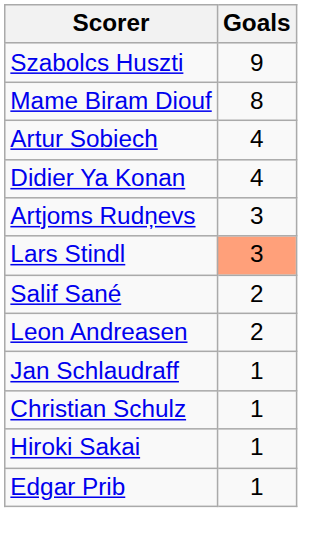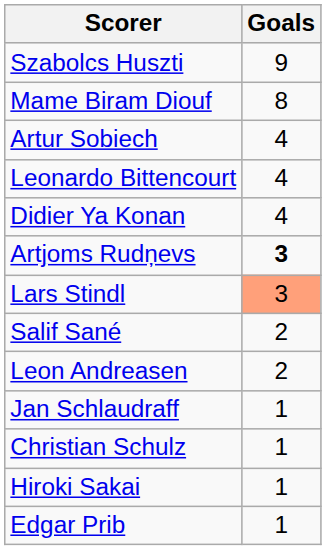+ row: (123, 178)
(257, 216) normal -> (281, 255) bold
